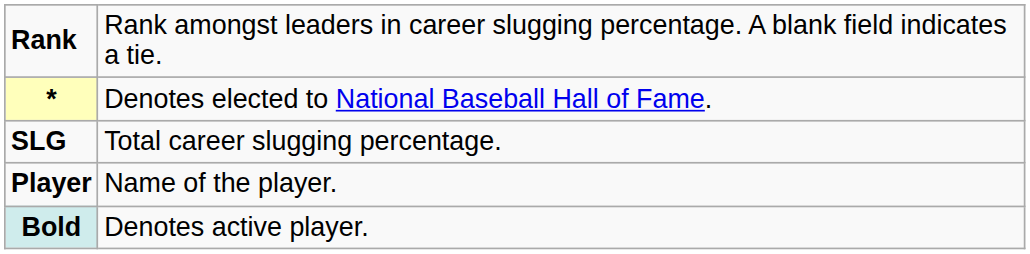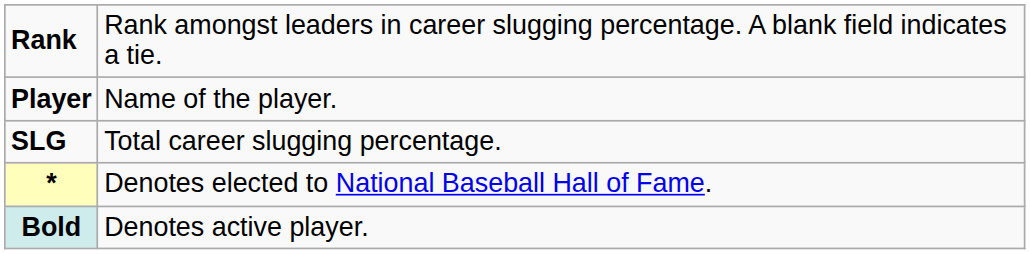rows swapped: (51, 183) <-> (51, 98)
